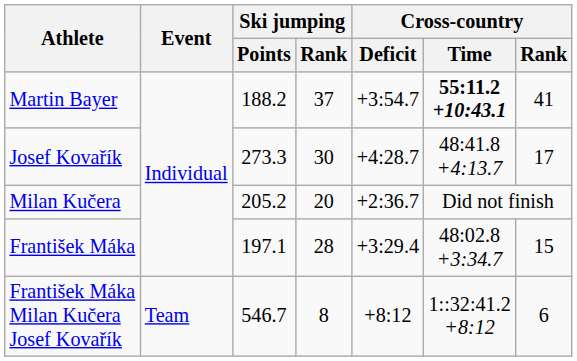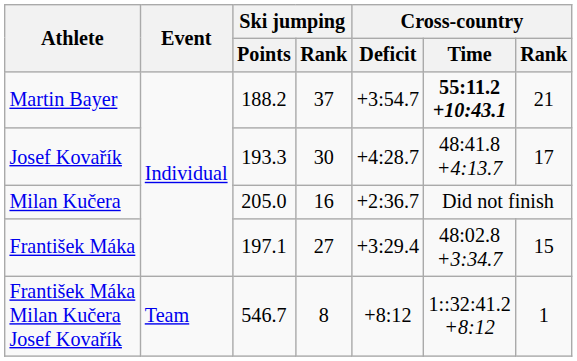(544, 99) 41 -> (544, 99) 21
(264, 156) 273.3 -> (264, 156) 193.3
(264, 202) 205.2 -> (264, 202) 205.0
(324, 202) 20 -> (324, 202) 16
(324, 247) 28 -> (324, 247) 27
(544, 316) 6 -> (544, 316) 1
